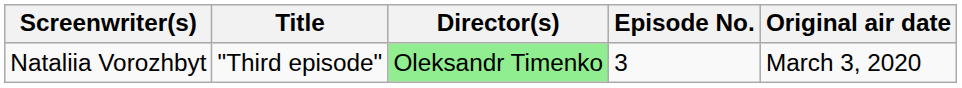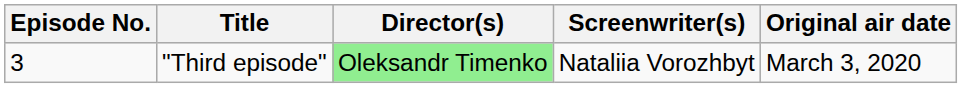columns swapped: (684, 23) <-> (108, 23)
